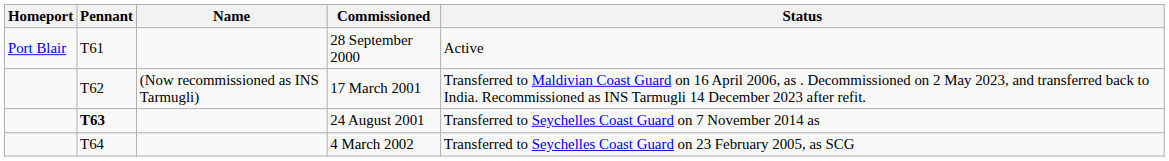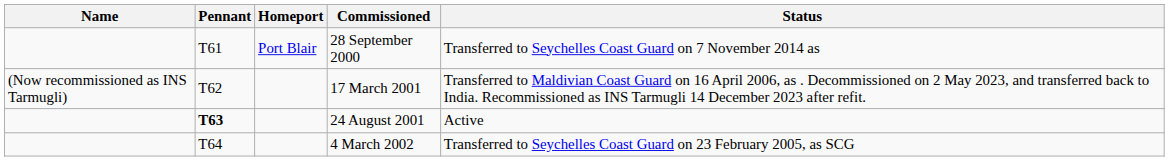columns swapped: (232, 16) <-> (41, 16)
(464, 48) Active -> (632, 48) Transferred to Seychelles Coast Guard on 7 November 2014 as
(632, 120) Transferred to Seychelles Coast Guard on 7 November 2014 as -> (464, 120) Active
